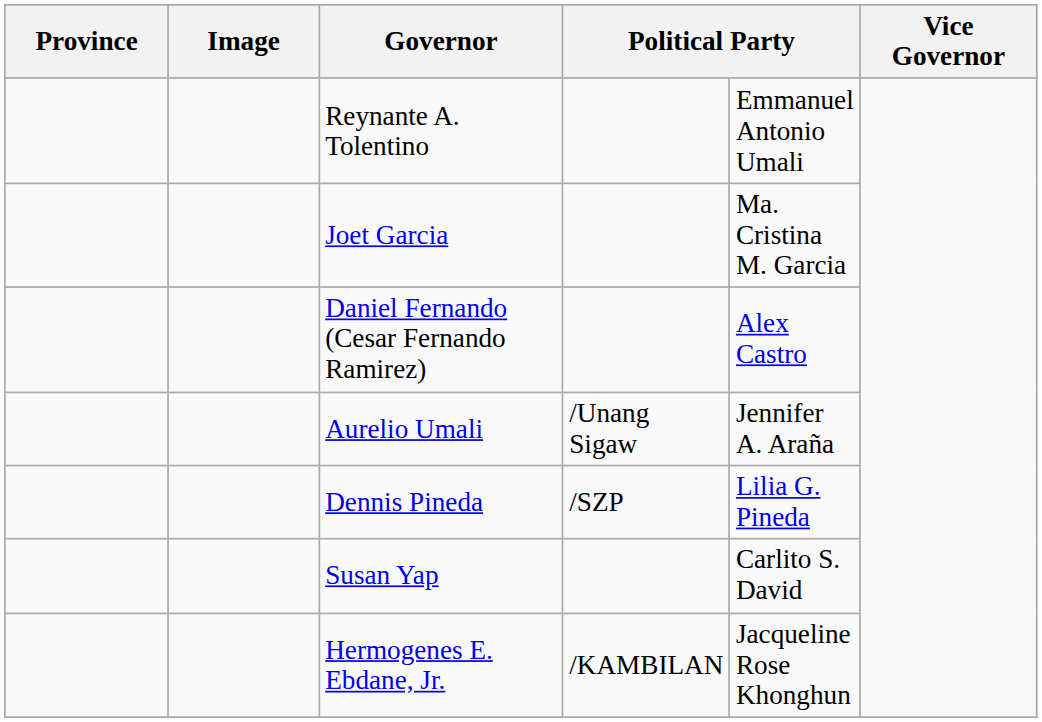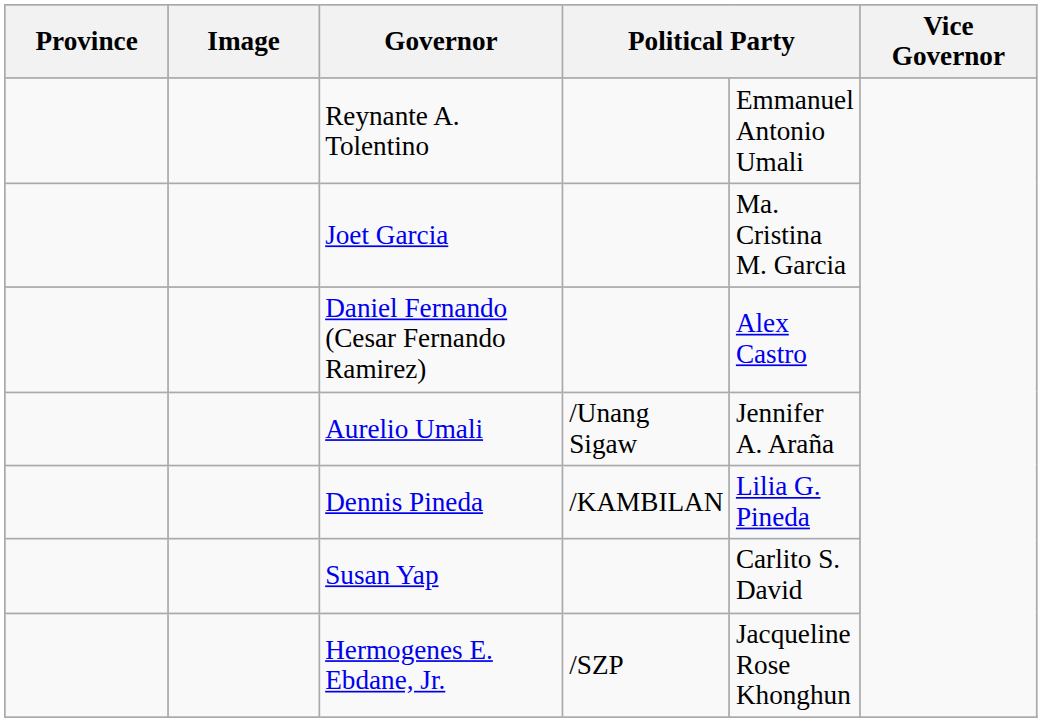(596, 501) /SZP -> (646, 501) /KAMBILAN
(646, 664) /KAMBILAN -> (596, 664) /SZP
